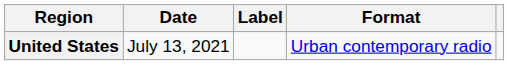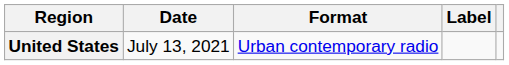columns swapped: (391, 18) <-> (260, 18)
